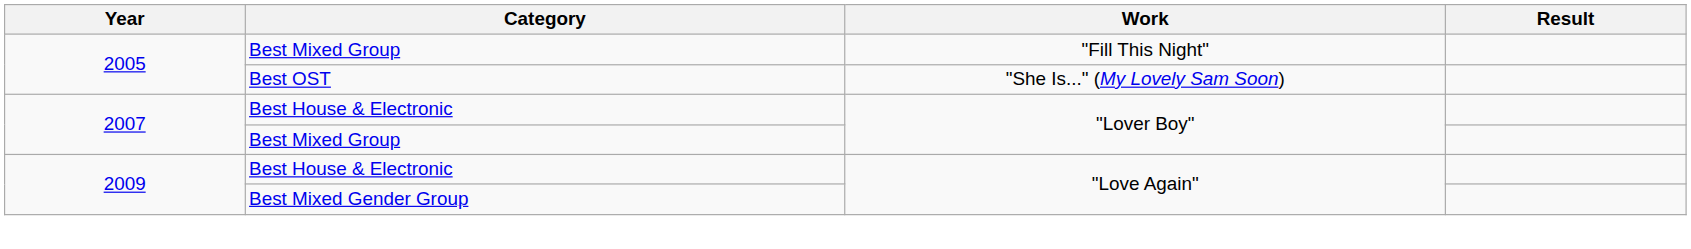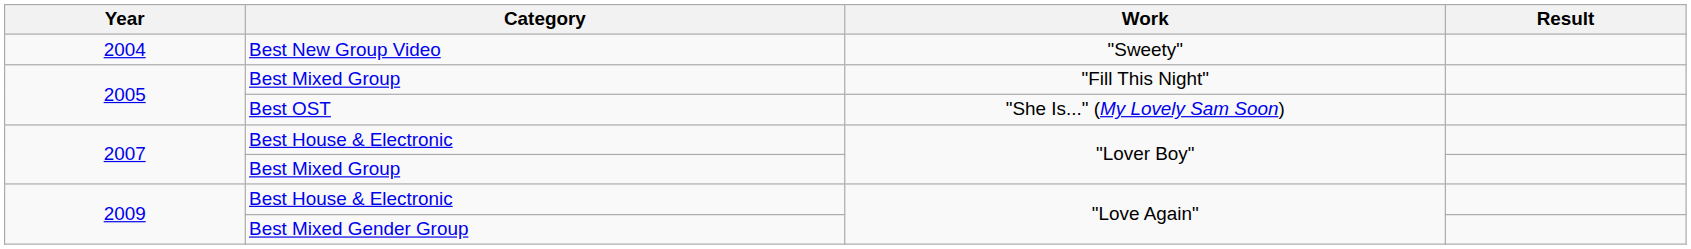+ row: (345, 49)
